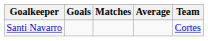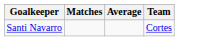- column: (79, 12)
